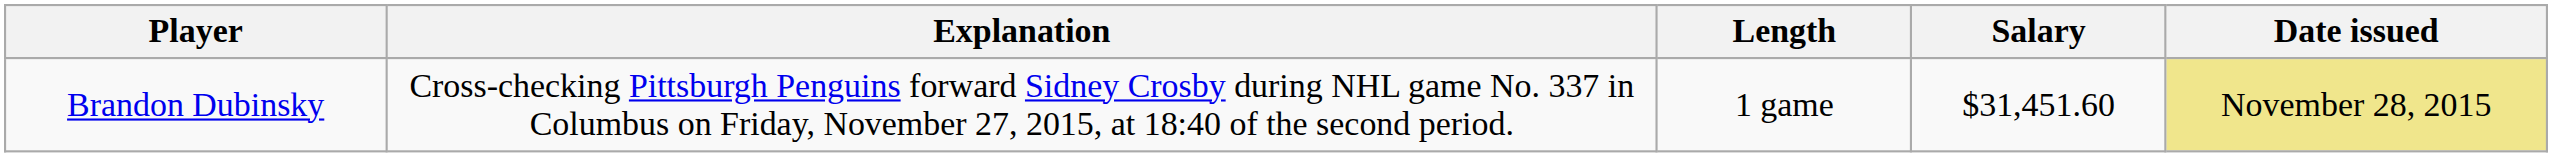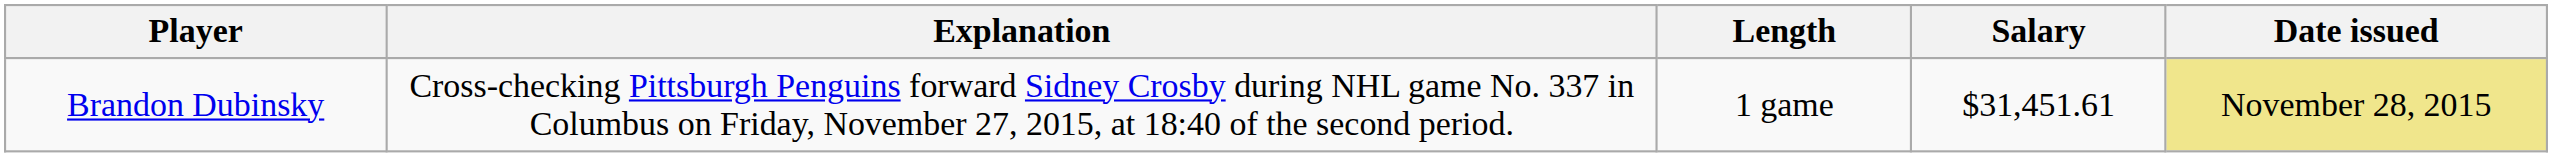(2039, 104) $31,451.60 -> (2039, 104) $31,451.61
